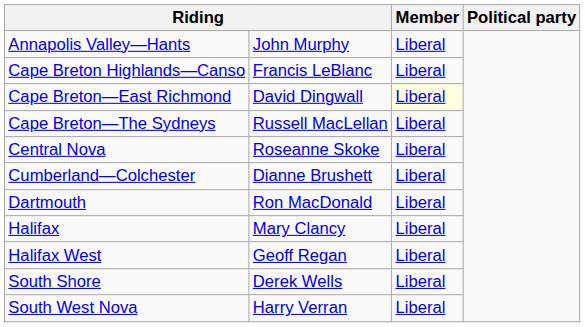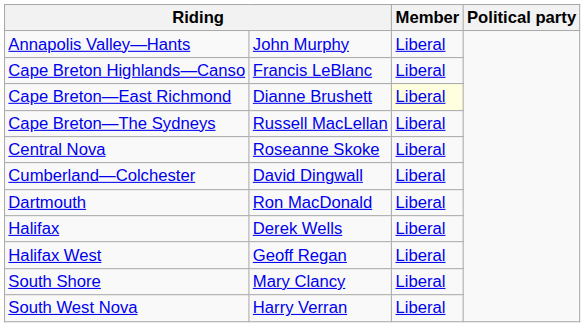(308, 96) David Dingwall -> (312, 96) Dianne Brushett
(312, 176) Dianne Brushett -> (308, 176) David Dingwall
(299, 228) Mary Clancy -> (298, 228) Derek Wells
(298, 281) Derek Wells -> (299, 281) Mary Clancy
